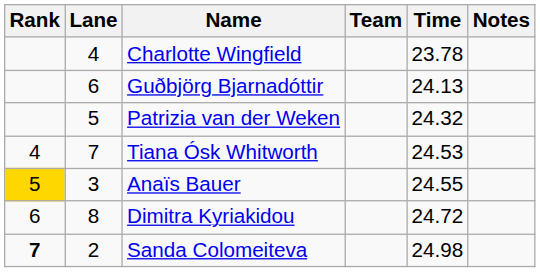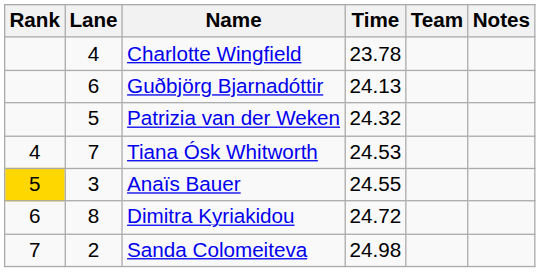columns swapped: (376, 20) <-> (437, 20)
(35, 250) bold -> (35, 250) normal
